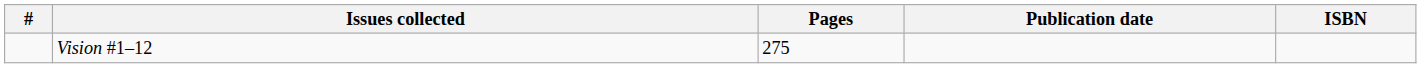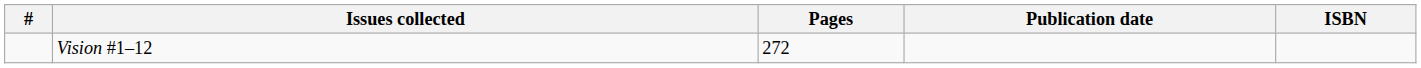(776, 47) 275 -> (776, 47) 272
